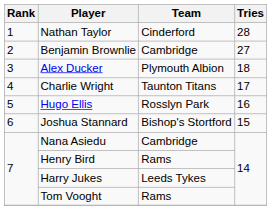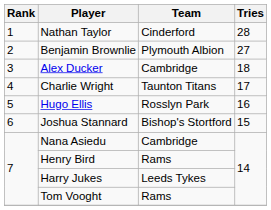(169, 50) Cambridge -> (183, 50) Plymouth Albion
(183, 68) Plymouth Albion -> (169, 68) Cambridge
